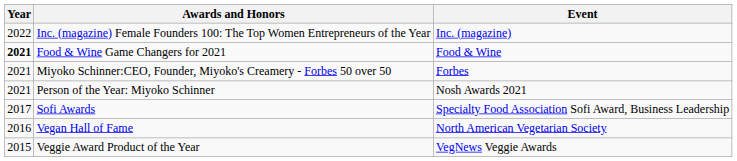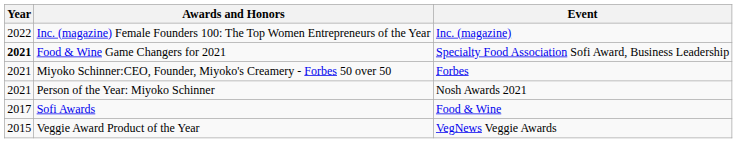(469, 52) Food & Wine -> (583, 52) Specialty Food Association Sofi Award, Business Leadership
(583, 109) Specialty Food Association Sofi Award, Business Leadership -> (469, 109) Food & Wine
- row: (85, 128)
